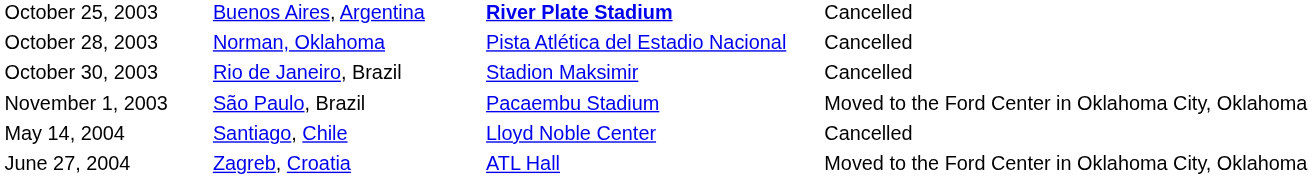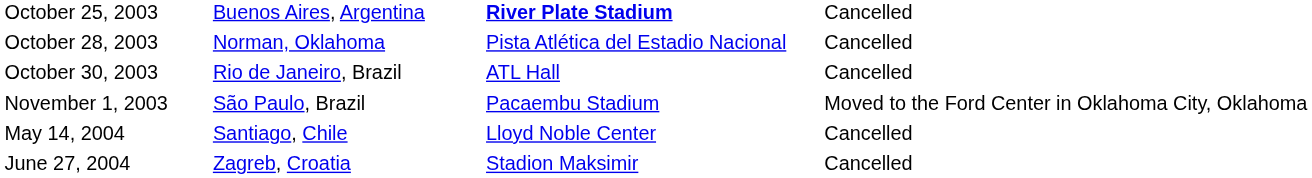(562, 72) Stadion Maksimir -> (523, 72) ATL Hall
(523, 163) ATL Hall -> (562, 163) Stadion Maksimir
(1066, 163) Moved to the Ford Center in Oklahoma City, Oklahoma -> (868, 163) Cancelled
